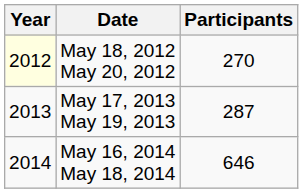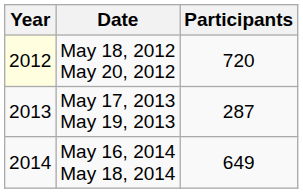(239, 61) 270 -> (239, 61) 720
(239, 163) 646 -> (239, 163) 649
